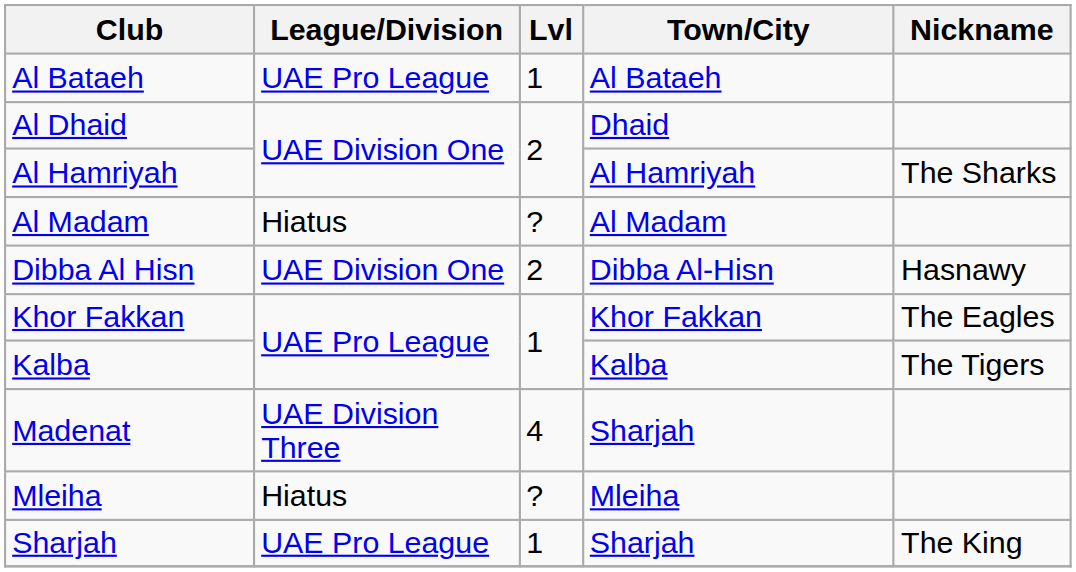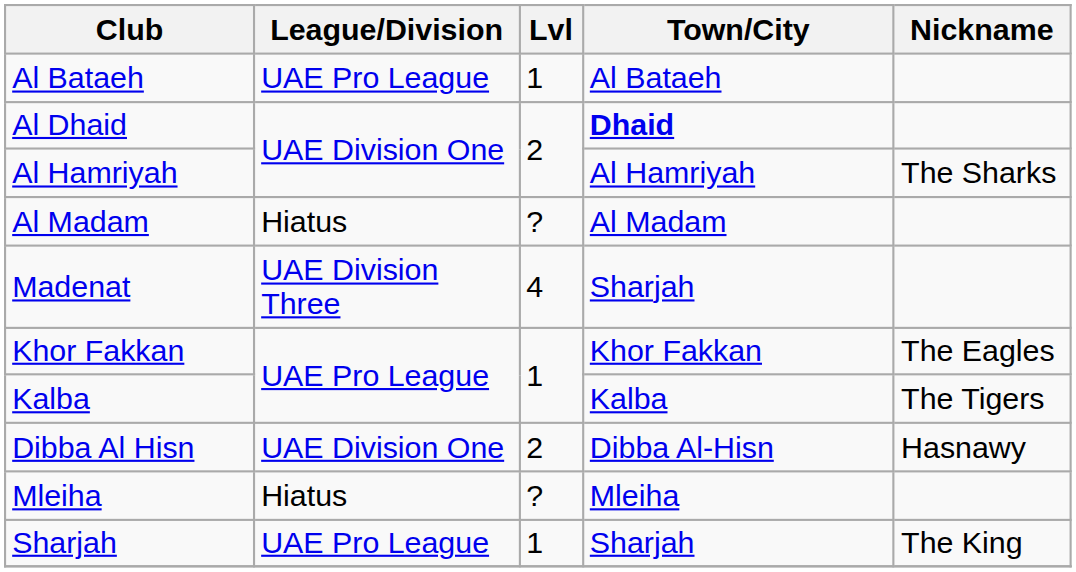(629, 125) normal -> (632, 125) bold
rows swapped: (103, 269) <-> (71, 430)
